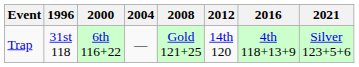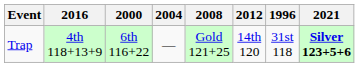columns swapped: (61, 15) <-> (268, 15)
(326, 44) normal -> (326, 44) bold
